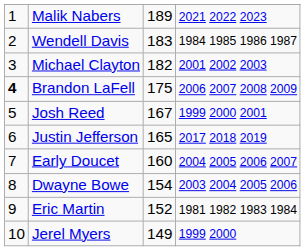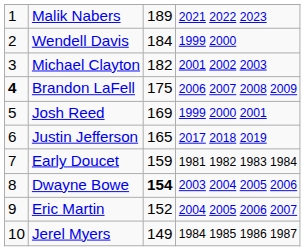(160, 40) 183 -> (160, 40) 184
(238, 41) 1984 1985 1986 1987 -> (208, 41) 1999 2000
(160, 112) 167 -> (160, 112) 169
(160, 161) 160 -> (160, 161) 159
(238, 161) 2004 2005 2006 2007 -> (238, 161) 1981 1982 1983 1984
(160, 185) normal -> (160, 185) bold
(238, 209) 1981 1982 1983 1984 -> (238, 209) 2004 2005 2006 2007
(208, 233) 1999 2000 -> (238, 233) 1984 1985 1986 1987
